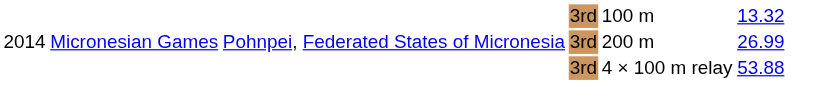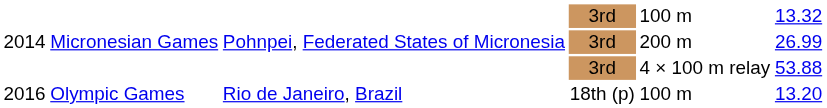+ row: (25, 93)
